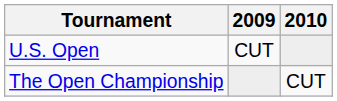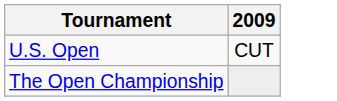- column: (306, 20)
